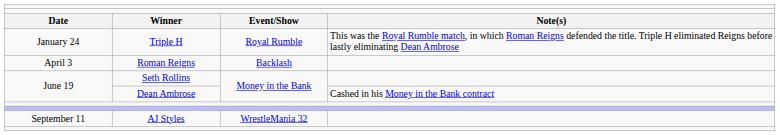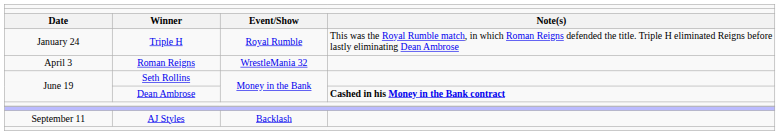(274, 63) Backlash -> (274, 63) WrestleMania 32
(412, 94) normal -> (418, 94) bold
(274, 118) WrestleMania 32 -> (274, 118) Backlash
